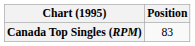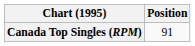(167, 32) 83 -> (167, 32) 91
